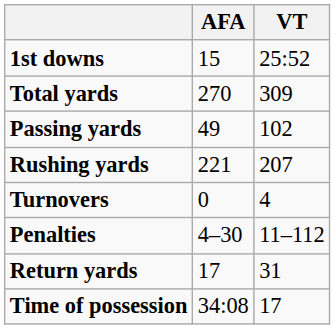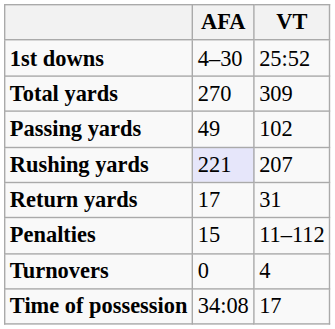(209, 57) 15 -> (220, 57) 4–30
(215, 164) no background -> (215, 164) lavender background
rows swapped: (74, 270) <-> (59, 199)
(220, 235) 4–30 -> (209, 235) 15
